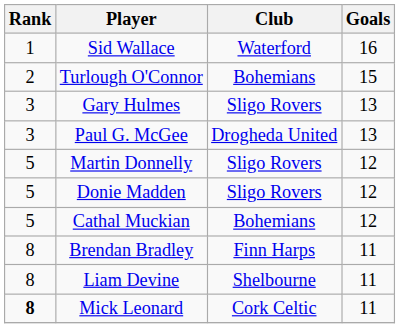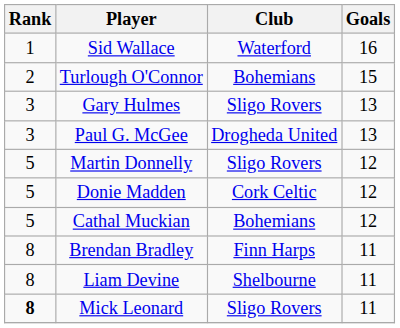(274, 192) Sligo Rovers -> (274, 192) Cork Celtic
(274, 308) Cork Celtic -> (274, 308) Sligo Rovers
